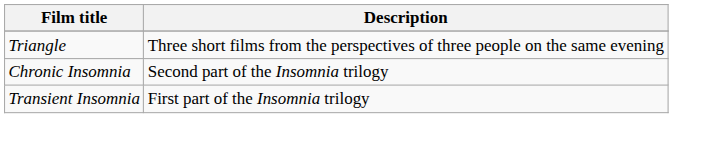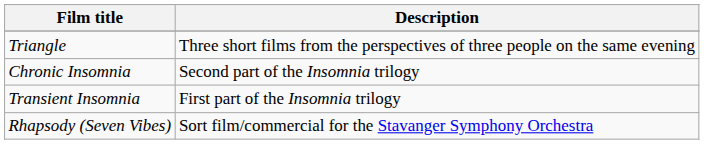+ row: (90, 125)
